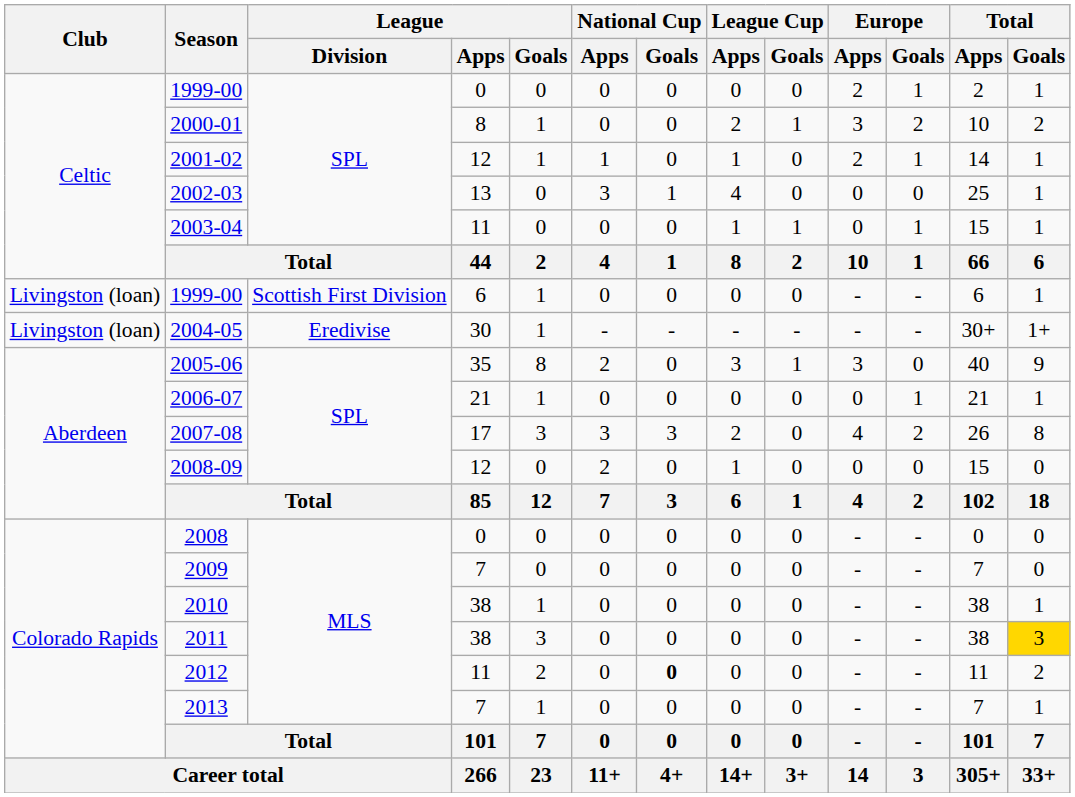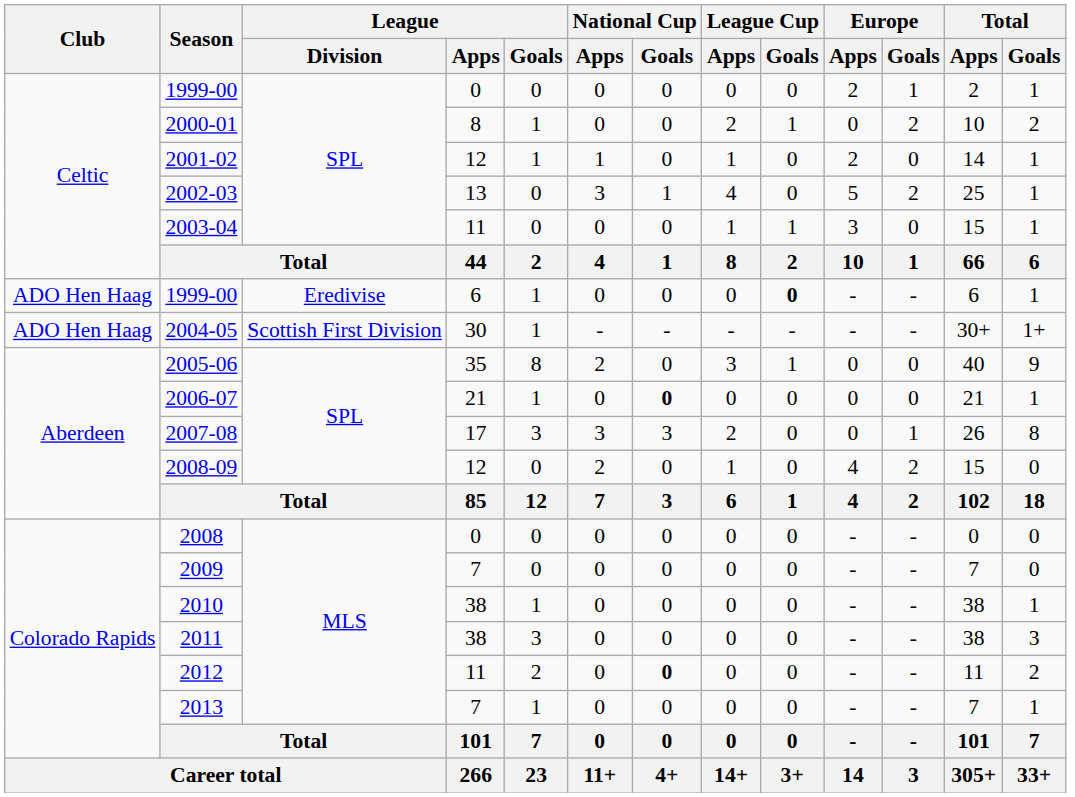(858, 124) 3 -> (853, 124) 0
(918, 158) 1 -> (913, 158) 0
(858, 192) 0 -> (853, 192) 5
(918, 192) 0 -> (913, 192) 2
(858, 227) 0 -> (853, 227) 3
(918, 227) 1 -> (913, 227) 0
(85, 295) Livingston (loan) -> (83, 295) ADO Hen Haag
(349, 295) Scottish First Division -> (345, 295) Eredivise
(797, 295) normal -> (792, 295) bold
(85, 329) Livingston (loan) -> (83, 329) ADO Hen Haag
(349, 329) Eredivise -> (345, 329) Scottish First Division
(858, 364) 3 -> (853, 364) 0
(672, 398) normal -> (667, 398) bold
(918, 398) 1 -> (913, 398) 0
(858, 432) 4 -> (853, 432) 0
(918, 432) 2 -> (913, 432) 1
(858, 466) 0 -> (853, 466) 4
(918, 466) 0 -> (913, 466) 2
(1039, 638) gold background -> (1034, 638) no background
